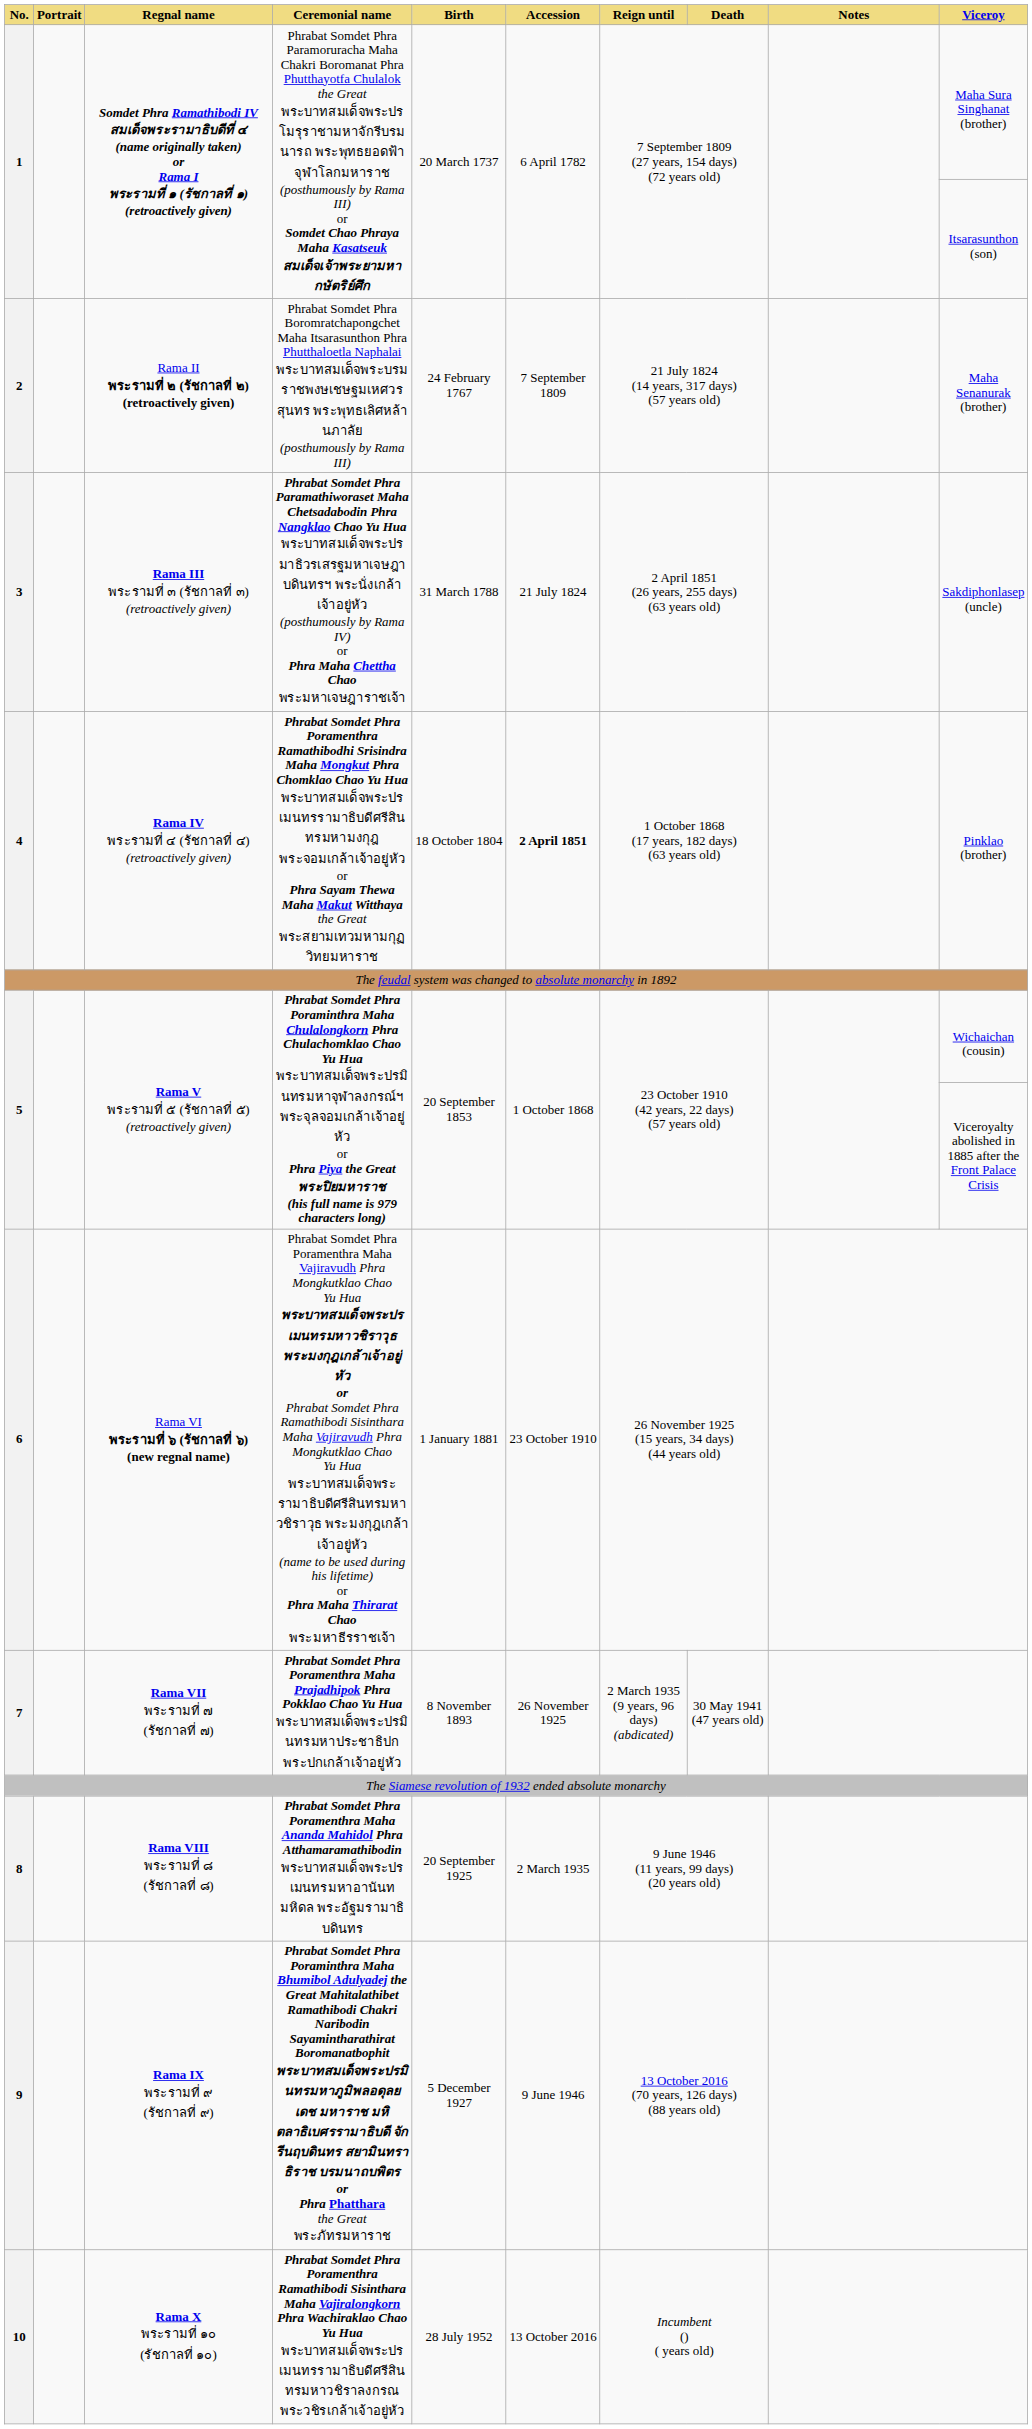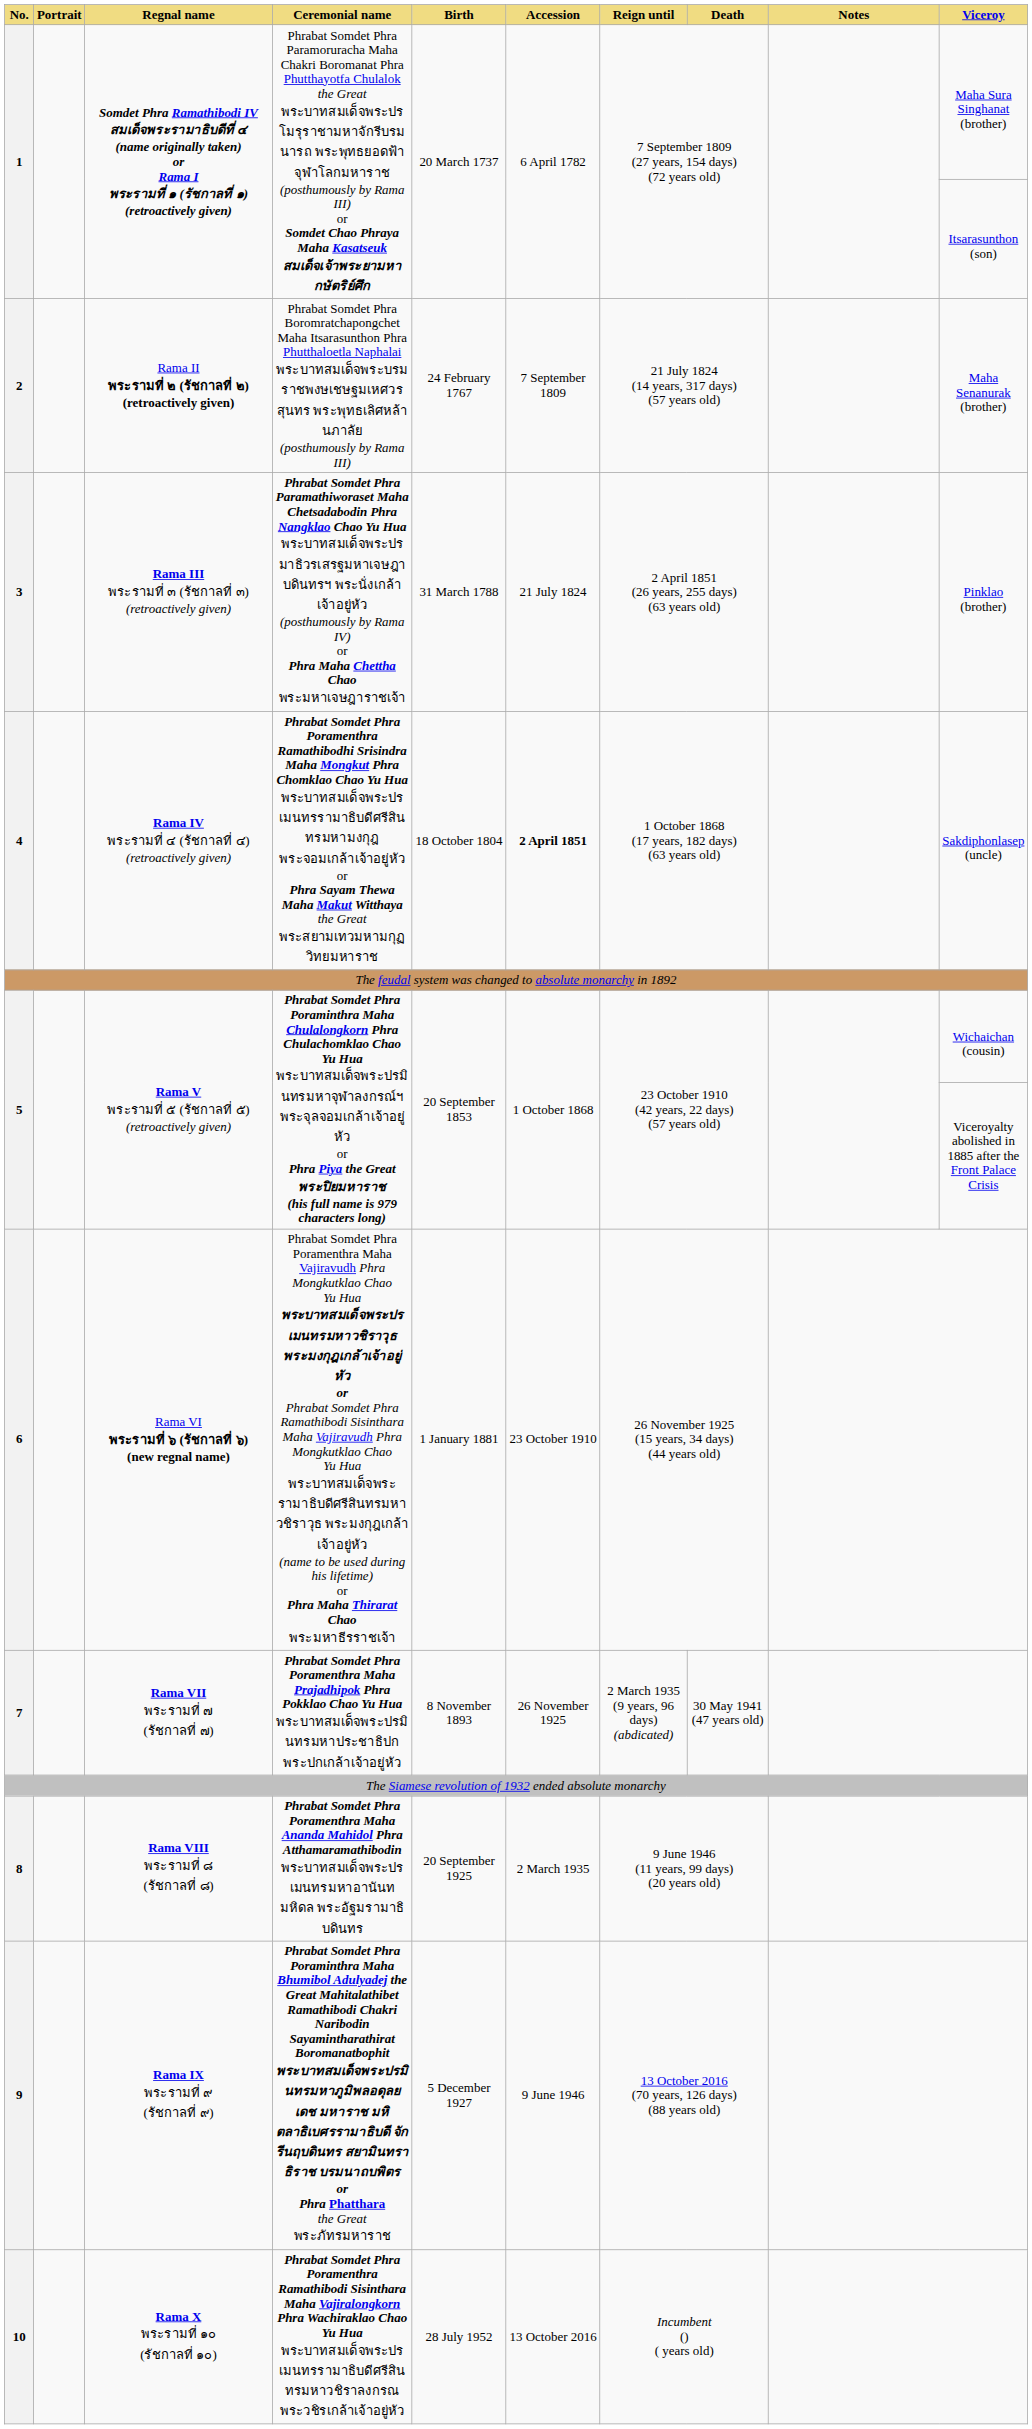(983, 599) Sakdiphonlasep (uncle) -> (983, 599) Pinklao (brother)
(983, 847) Pinklao (brother) -> (983, 847) Sakdiphonlasep (uncle)
